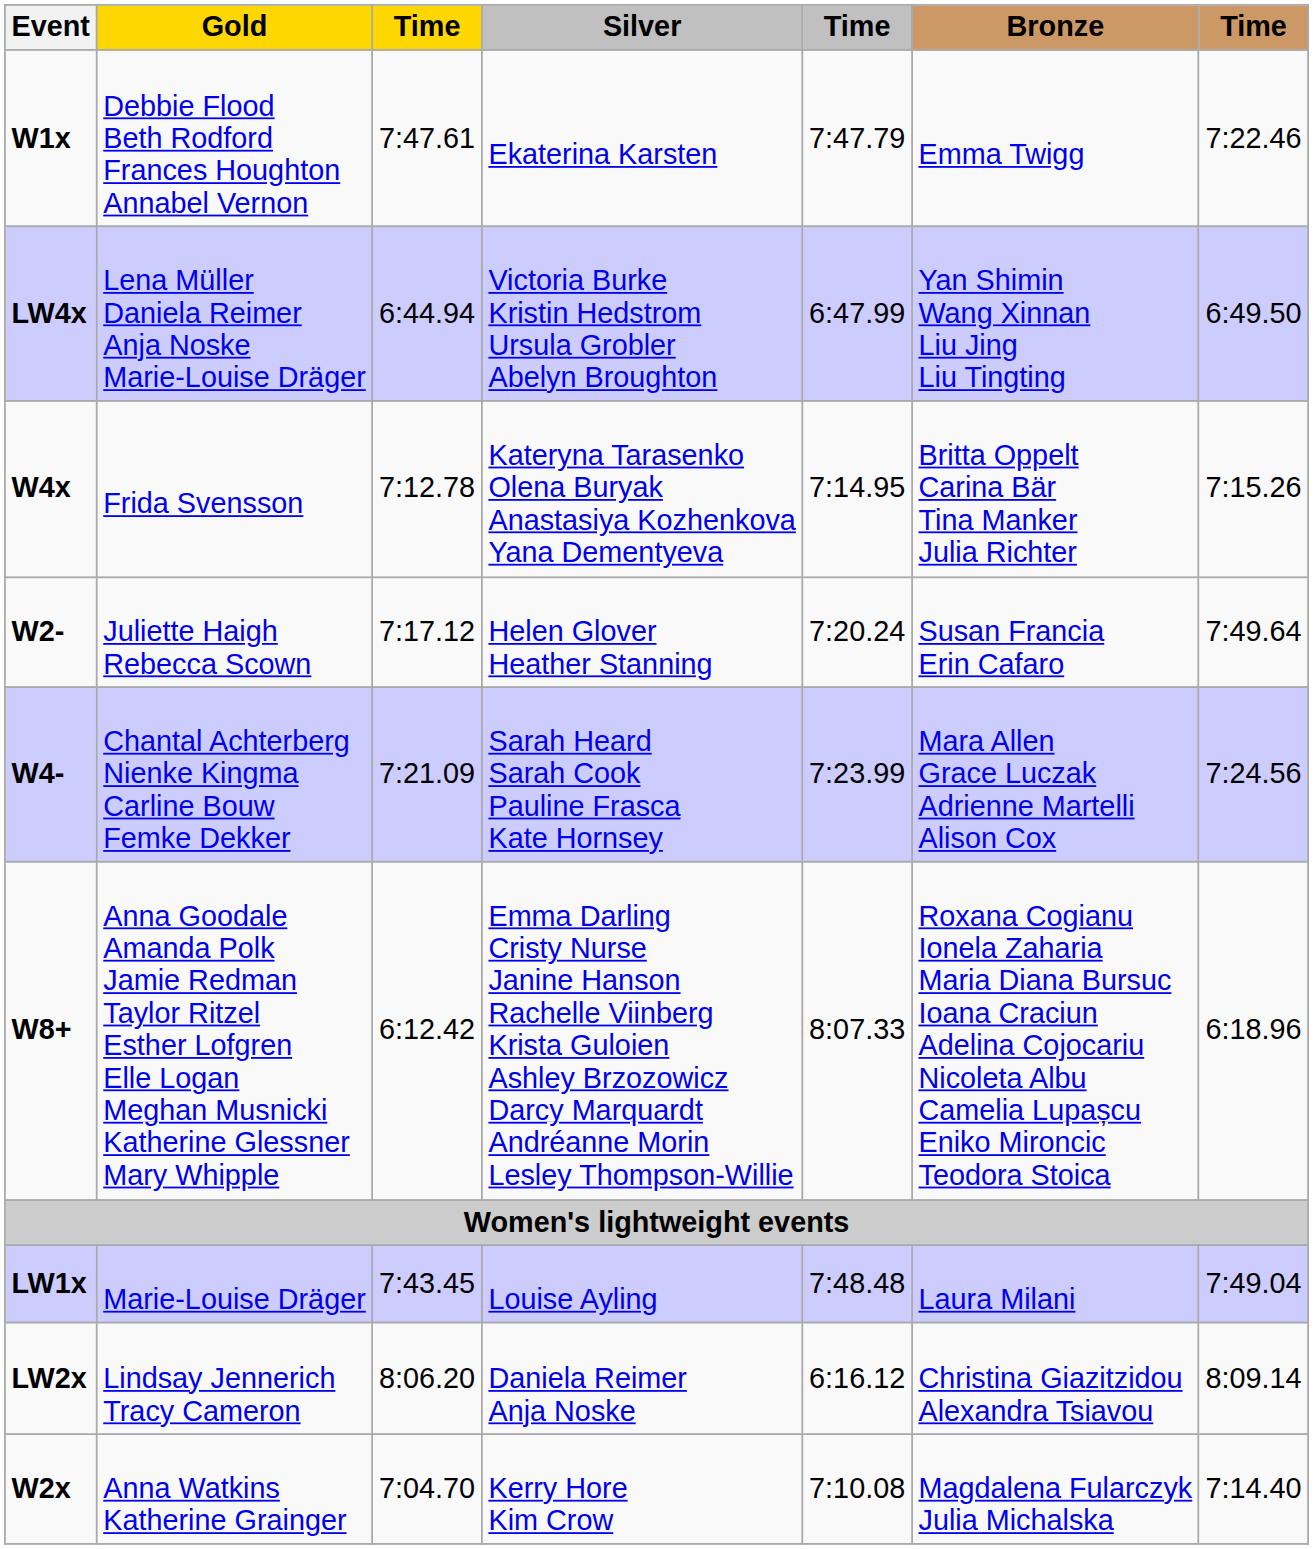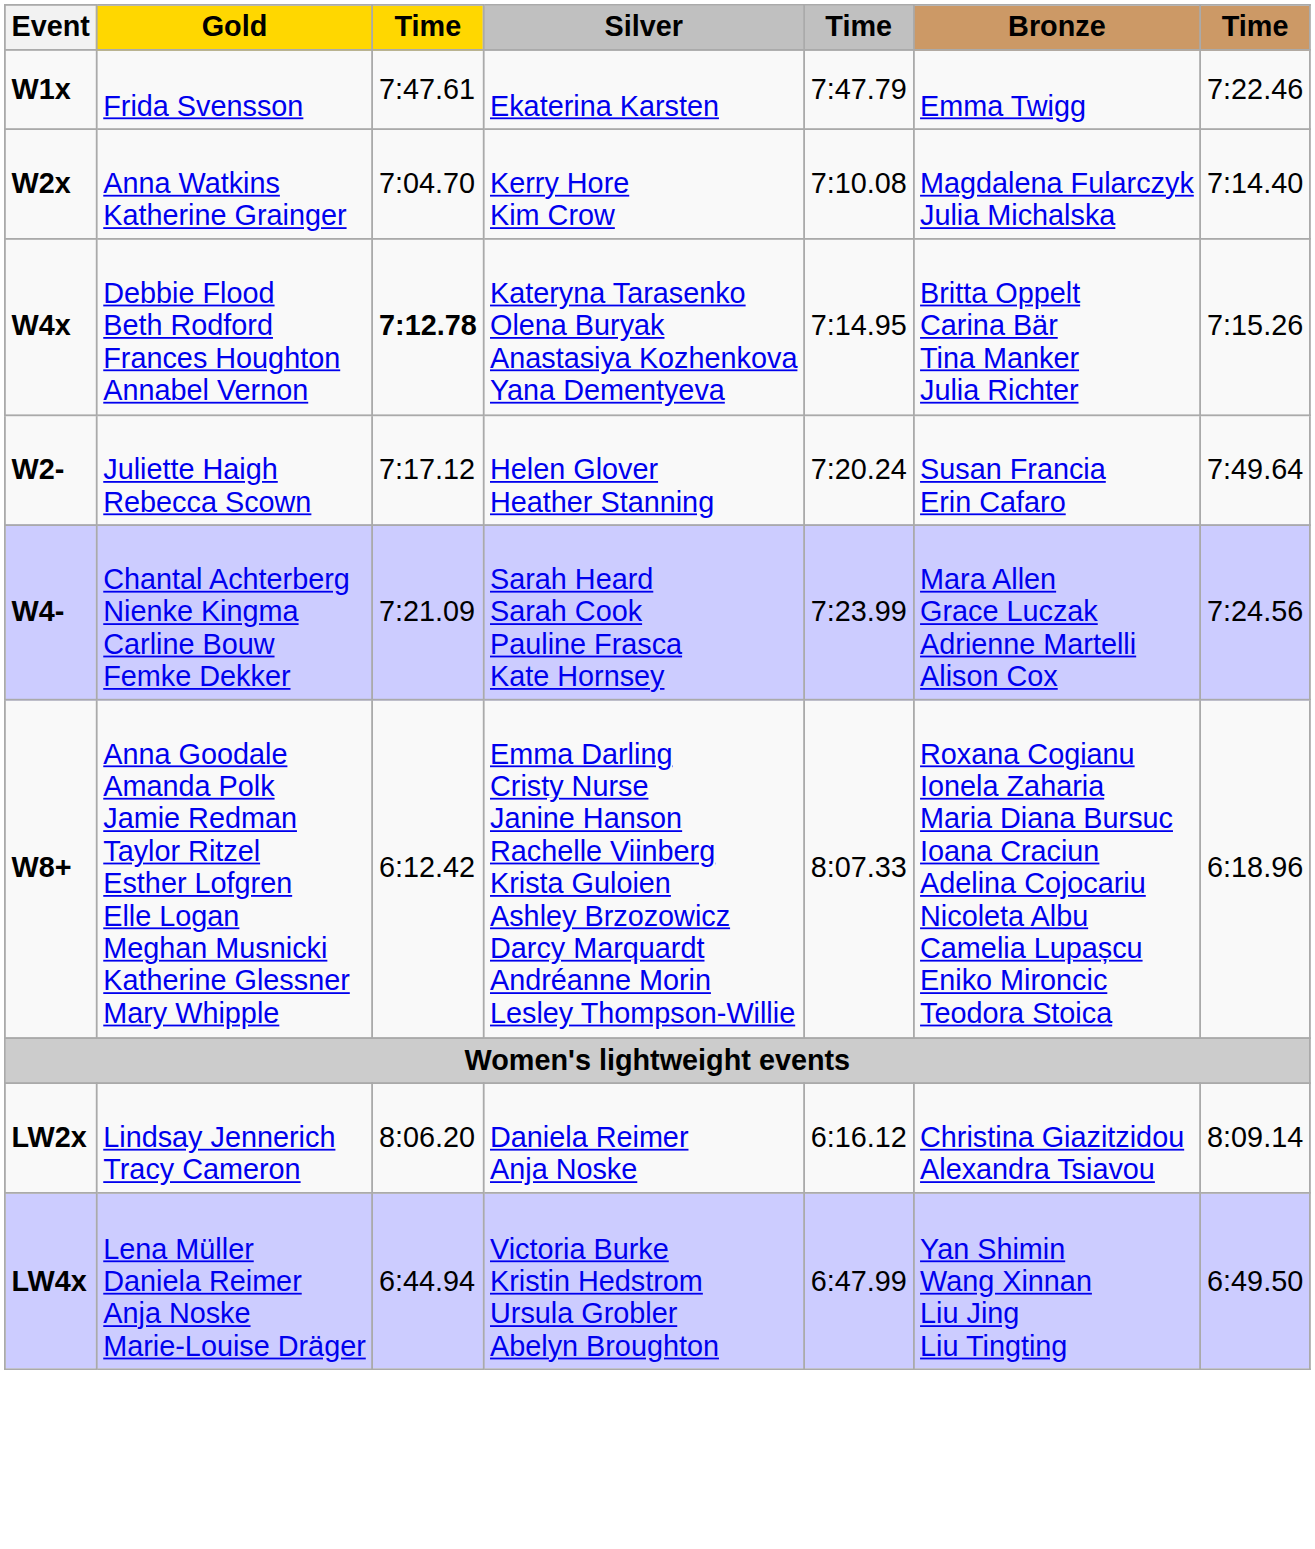(222, 154) Debbie Flood Beth Rodford Frances Houghton Annabel Vernon -> (203, 105) Frida Svensson
rows swapped: (41, 1488) <-> (49, 313)
(203, 504) Frida Svensson -> (222, 342) Debbie Flood Beth Rodford Frances Houghton Annabel Vernon
(427, 488) normal -> (428, 326) bold
- row: (49, 1283)
